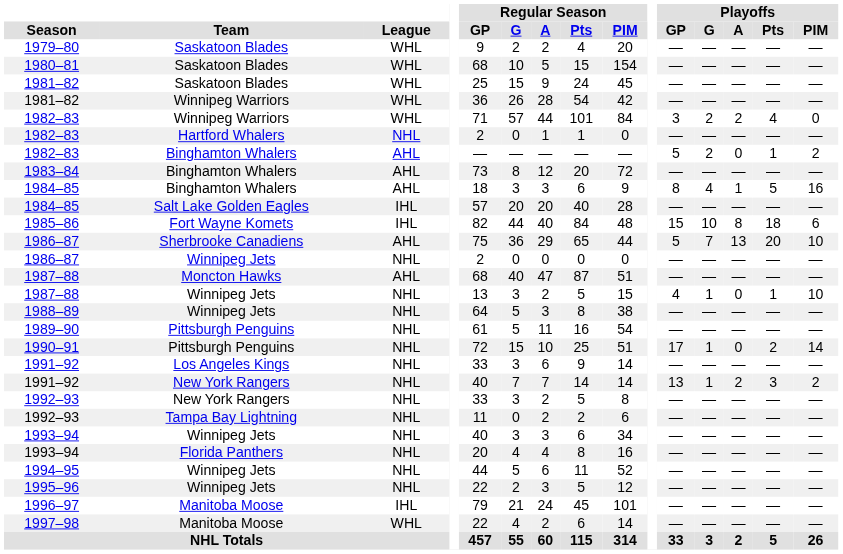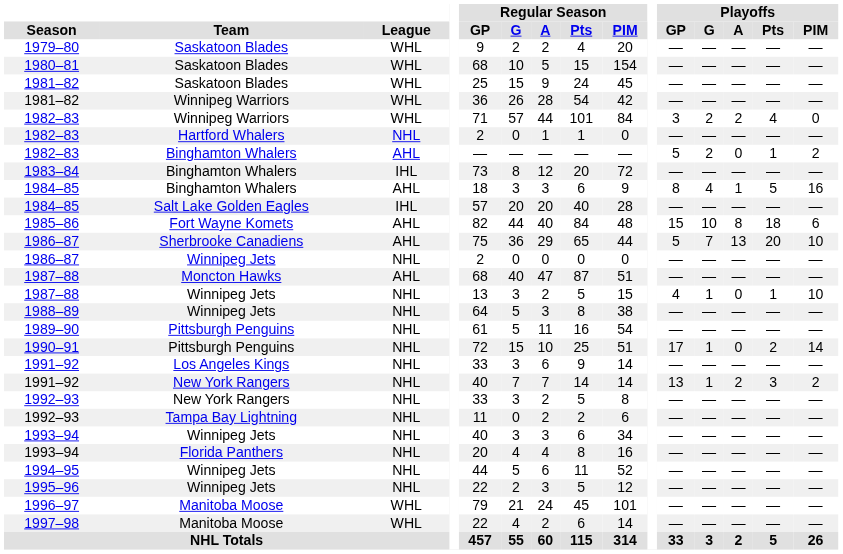(406, 171) AHL -> (406, 171) IHL
(406, 224) IHL -> (406, 224) AHL
(406, 505) IHL -> (406, 505) WHL
